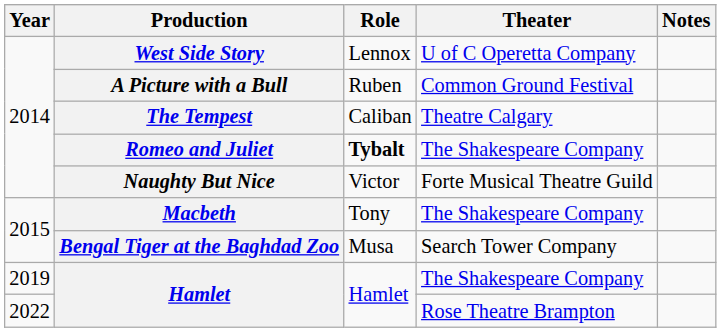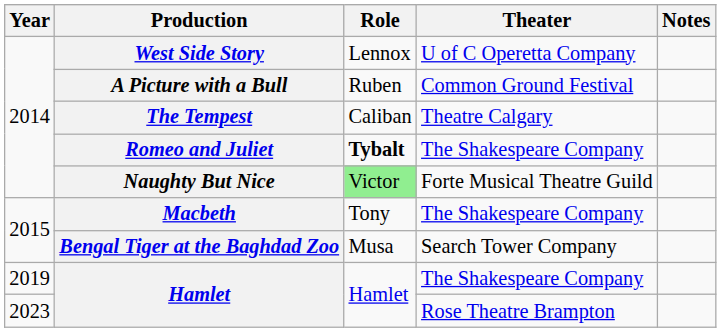(374, 181) no background -> (374, 181) lightgreen background
(30, 310) 2022 -> (30, 310) 2023
